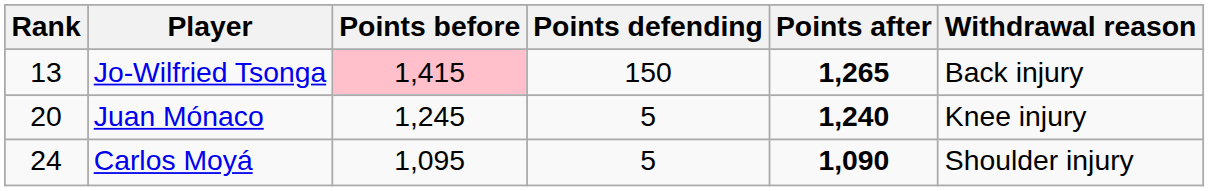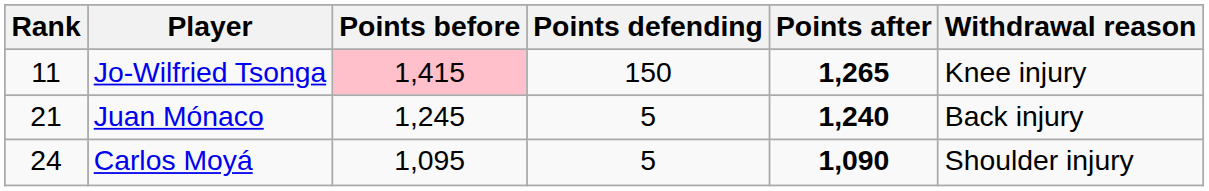(46, 71) 13 -> (46, 71) 11
(1014, 71) Back injury -> (1016, 71) Knee injury
(46, 116) 20 -> (46, 116) 21
(1016, 116) Knee injury -> (1014, 116) Back injury
